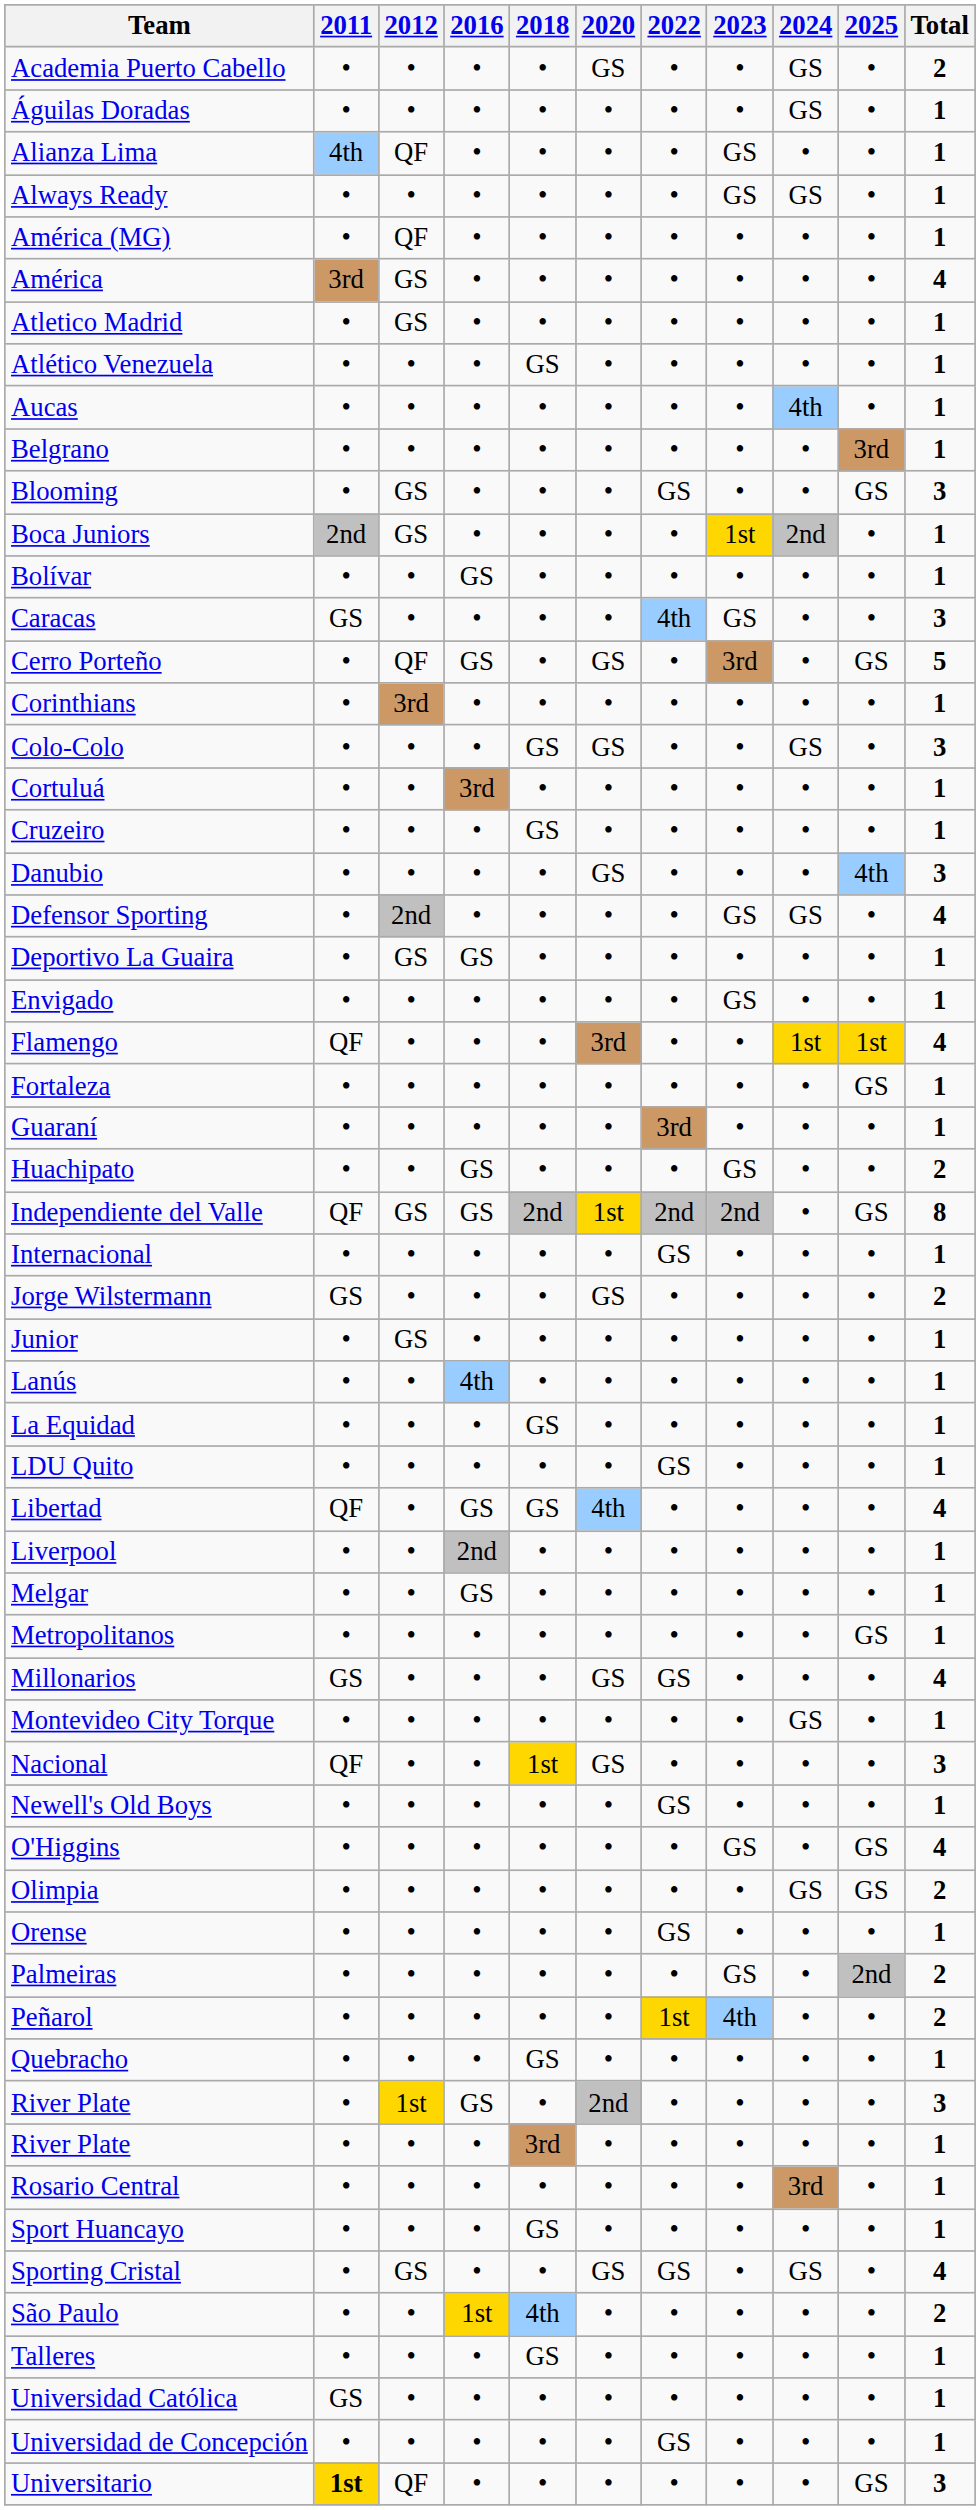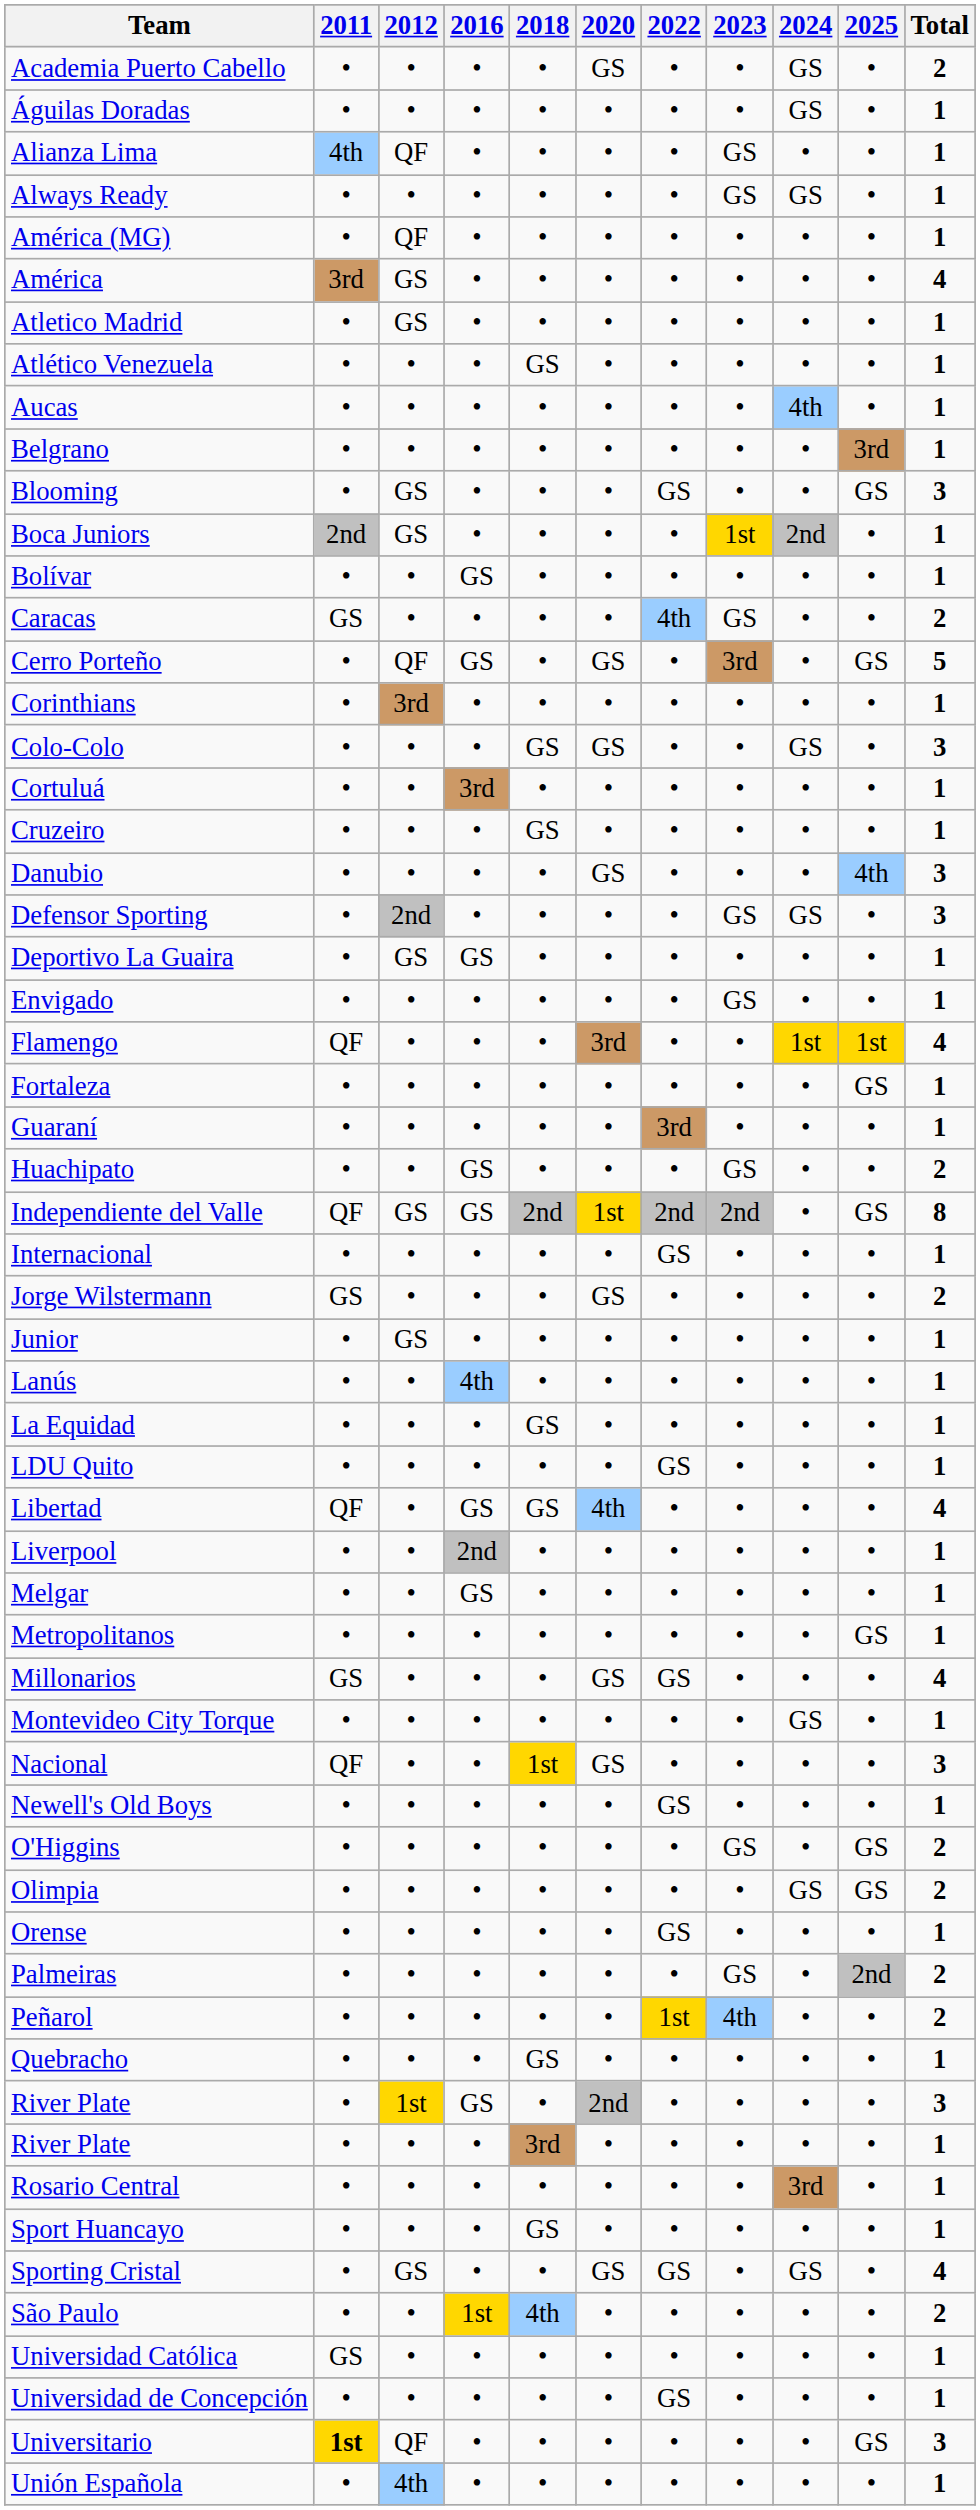(940, 618) 3 -> (940, 618) 2
(940, 915) 4 -> (940, 915) 3
(940, 1847) 4 -> (940, 1847) 2
- row: (53, 2356)
+ row: (97, 2483)
